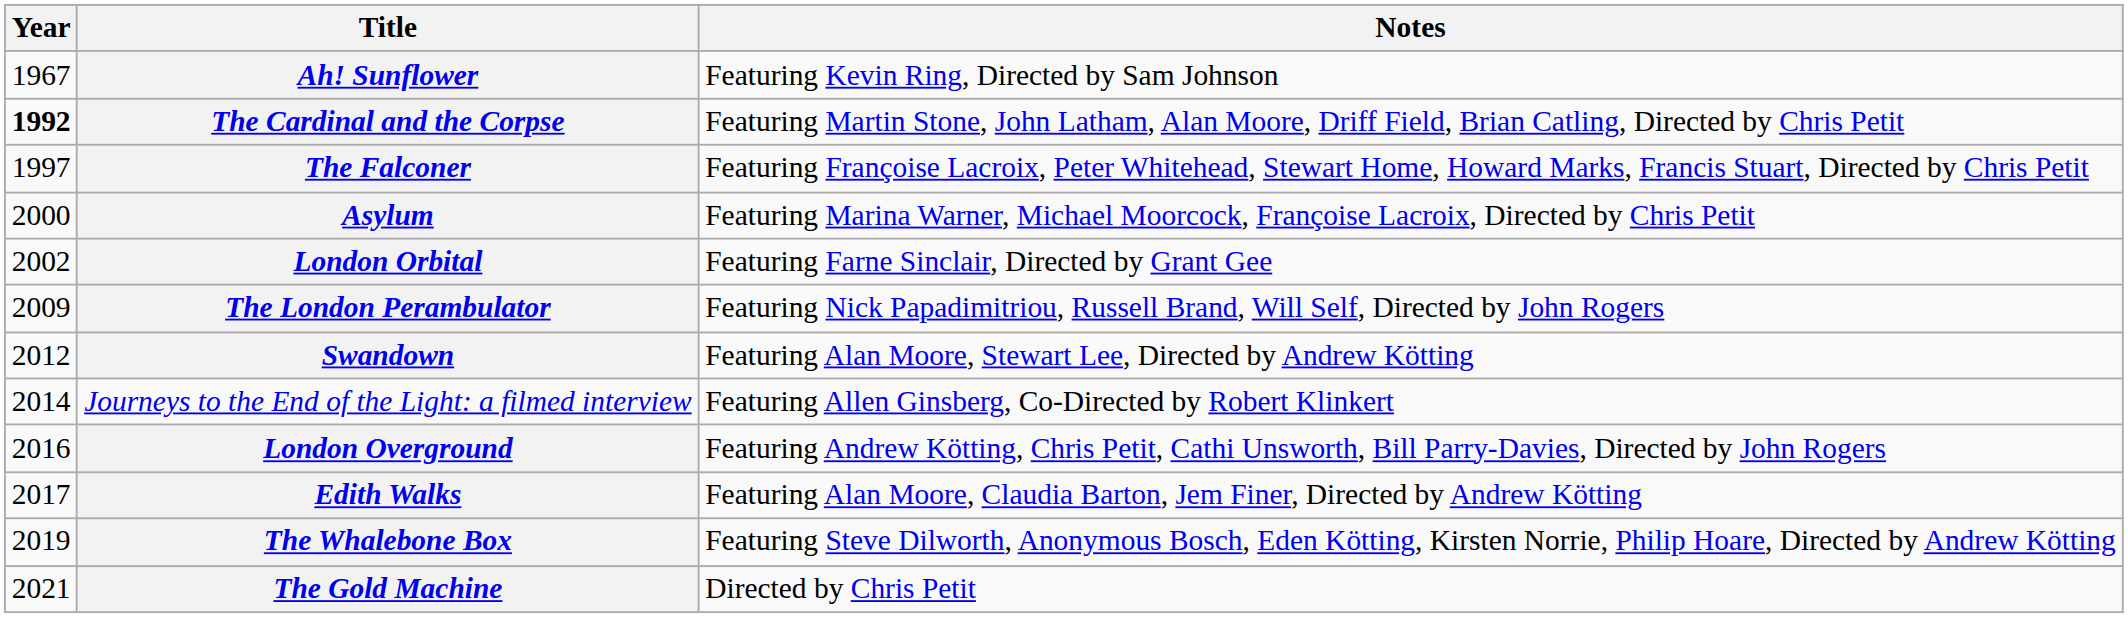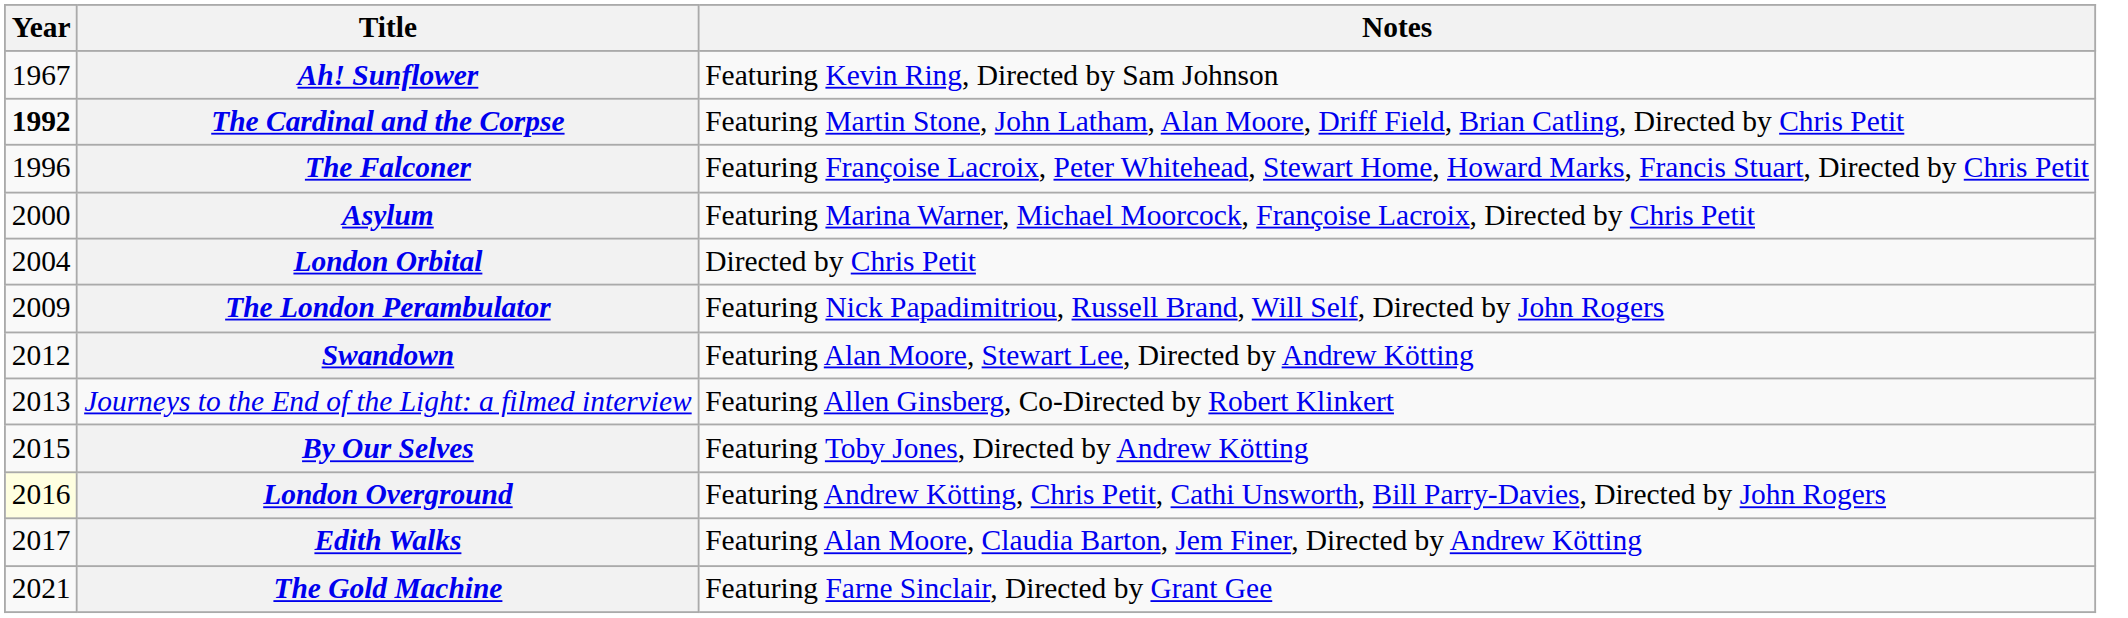(41, 167) 1997 -> (41, 167) 1996
(41, 261) 2002 -> (41, 261) 2004
(989, 261) Featuring Farne Sinclair, Directed by Grant Gee -> (841, 261) Directed by Chris Petit
(41, 401) 2014 -> (41, 401) 2013
+ row: (388, 448)
(41, 448) no background -> (41, 494) lightyellow background
- row: (388, 541)
(841, 588) Directed by Chris Petit -> (989, 588) Featuring Farne Sinclair, Directed by Grant Gee
